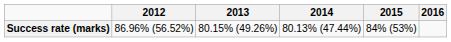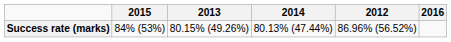columns swapped: (154, 12) <-> (391, 12)
